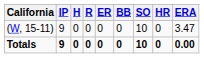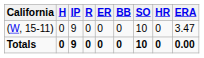columns swapped: (63, 12) <-> (77, 12)
